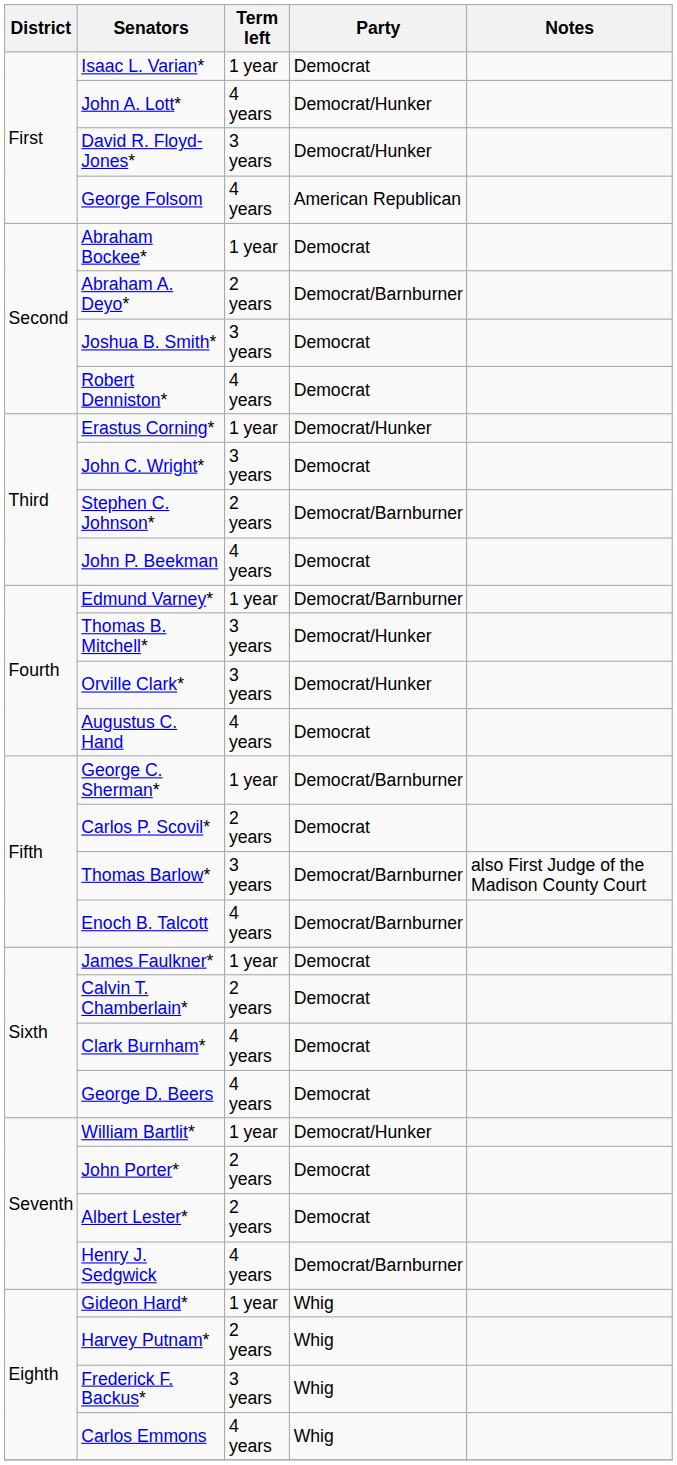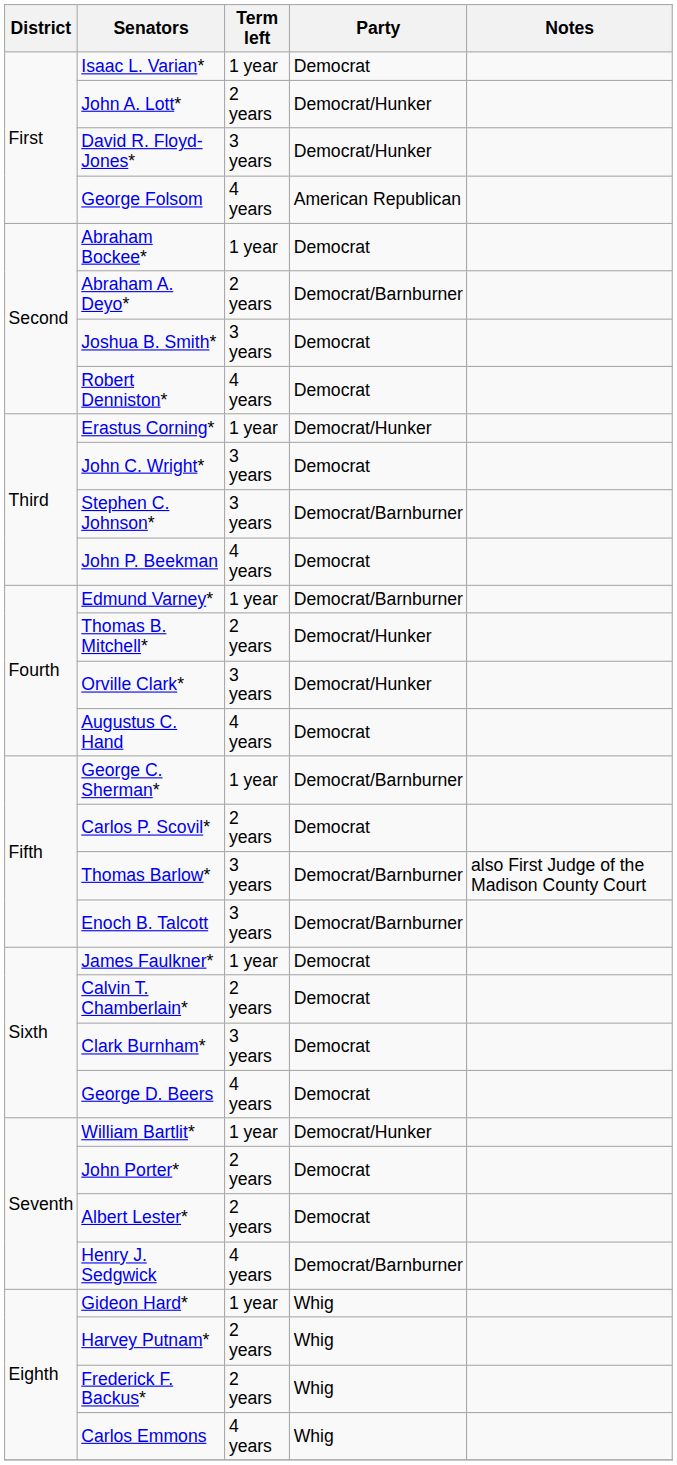(250, 103) 4 years -> (250, 103) 2 years
(250, 513) 2 years -> (250, 513) 3 years
(250, 636) 3 years -> (250, 636) 2 years
(250, 923) 4 years -> (250, 923) 3 years
(250, 1046) 4 years -> (250, 1046) 3 years
(250, 1388) 3 years -> (250, 1388) 2 years
